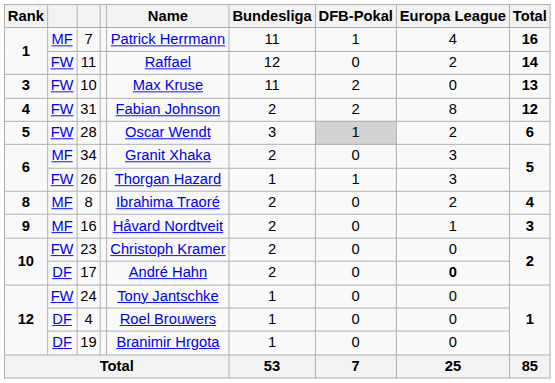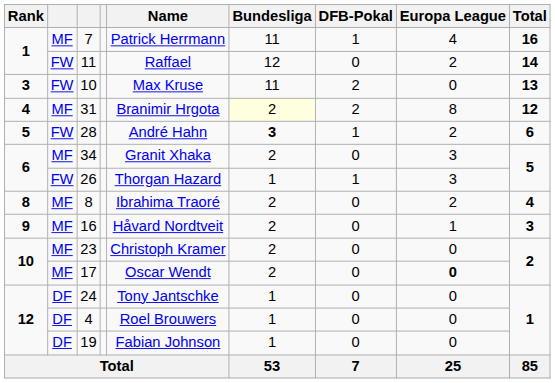(62, 109) FW -> (62, 109) MF
(168, 109) Fabian Johnson -> (168, 109) Branimir Hrgota
(272, 109) no background -> (272, 109) lightyellow background
(168, 132) Oscar Wendt -> (168, 132) André Hahn
(272, 132) normal -> (272, 132) bold
(356, 132) lightgrey background -> (356, 132) no background
(62, 249) FW -> (62, 249) MF
(62, 272) DF -> (62, 272) MF
(168, 272) André Hahn -> (168, 272) Oscar Wendt
(62, 296) FW -> (62, 296) DF
(168, 343) Branimir Hrgota -> (168, 343) Fabian Johnson
